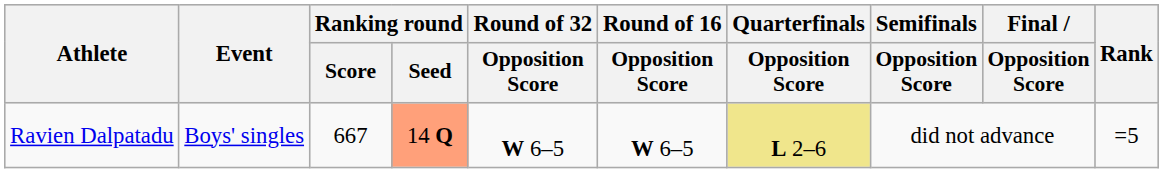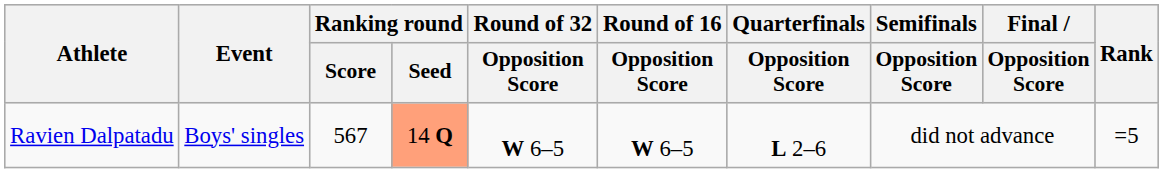(351, 135) 667 -> (351, 135) 567
(799, 148) khaki background -> (799, 148) no background
